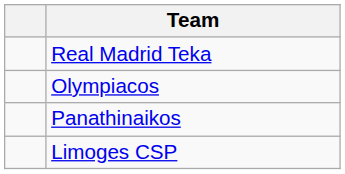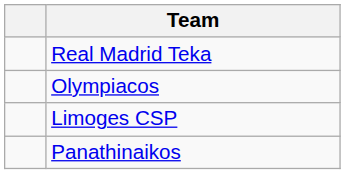rows swapped: (116, 119) <-> (114, 151)
